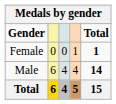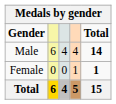rows swapped: (26, 70) <-> (27, 52)
